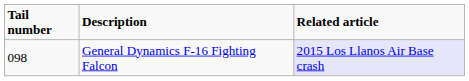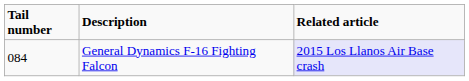(17, 57) 098 -> (17, 57) 084
